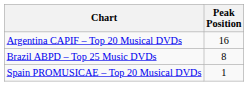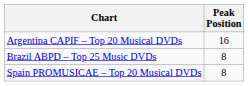(224, 72) 1 -> (224, 72) 8
